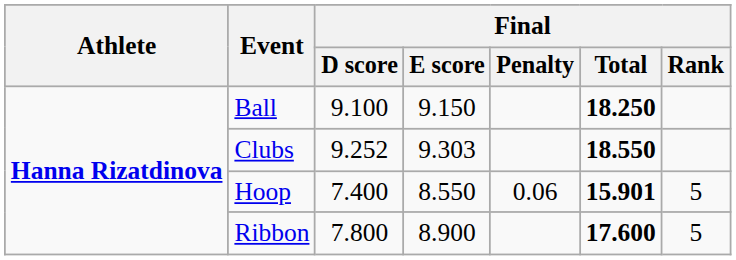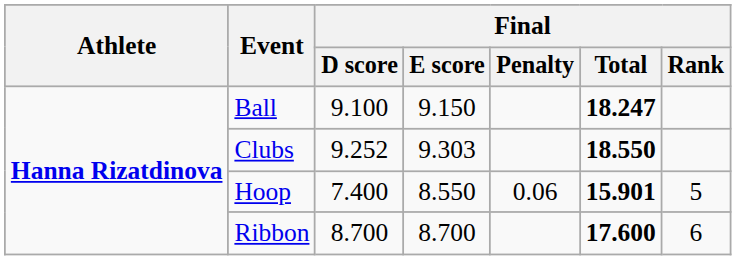(621, 107) 18.250 -> (621, 107) 18.247
(360, 233) 7.800 -> (360, 233) 8.700
(447, 233) 8.900 -> (447, 233) 8.700
(696, 233) 5 -> (696, 233) 6
